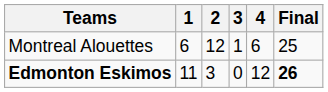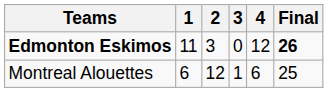rows swapped: (90, 73) <-> (81, 45)
